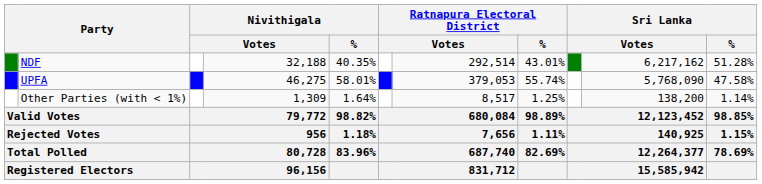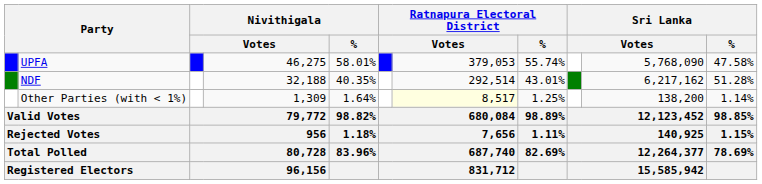rows swapped: (34, 80) <-> (31, 62)
(498, 98) no background -> (498, 98) lightyellow background
